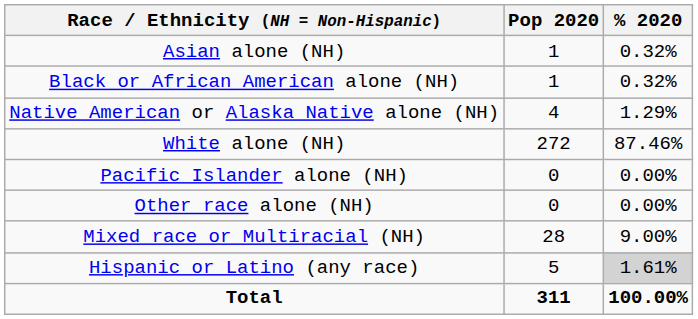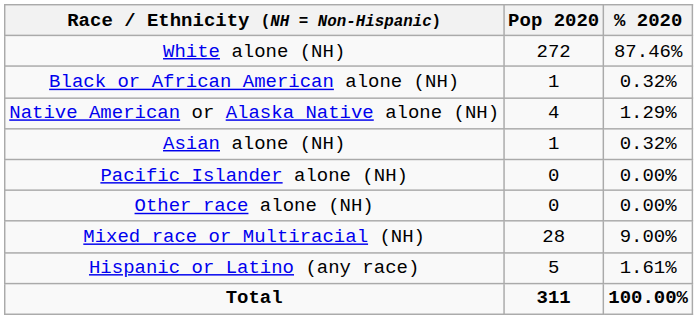rows swapped: (254, 144) <-> (254, 51)
(648, 268) lightgrey background -> (648, 268) no background
